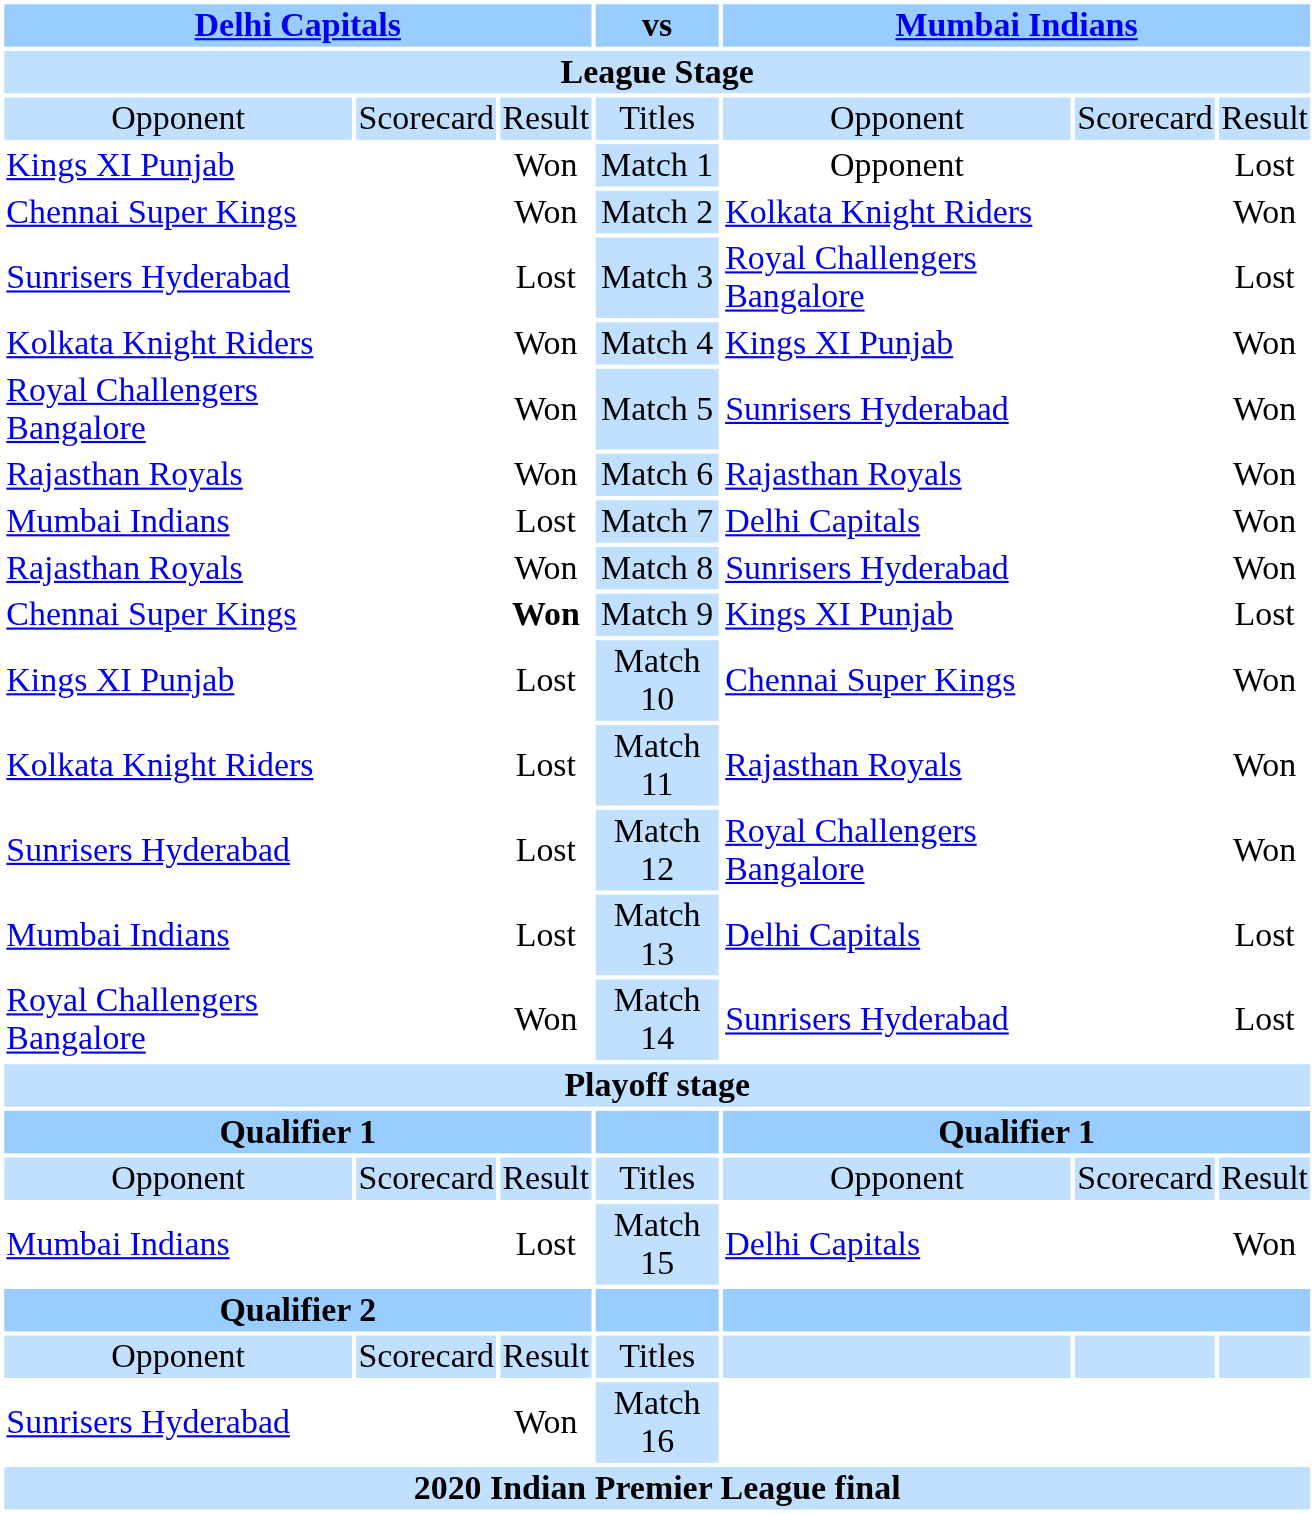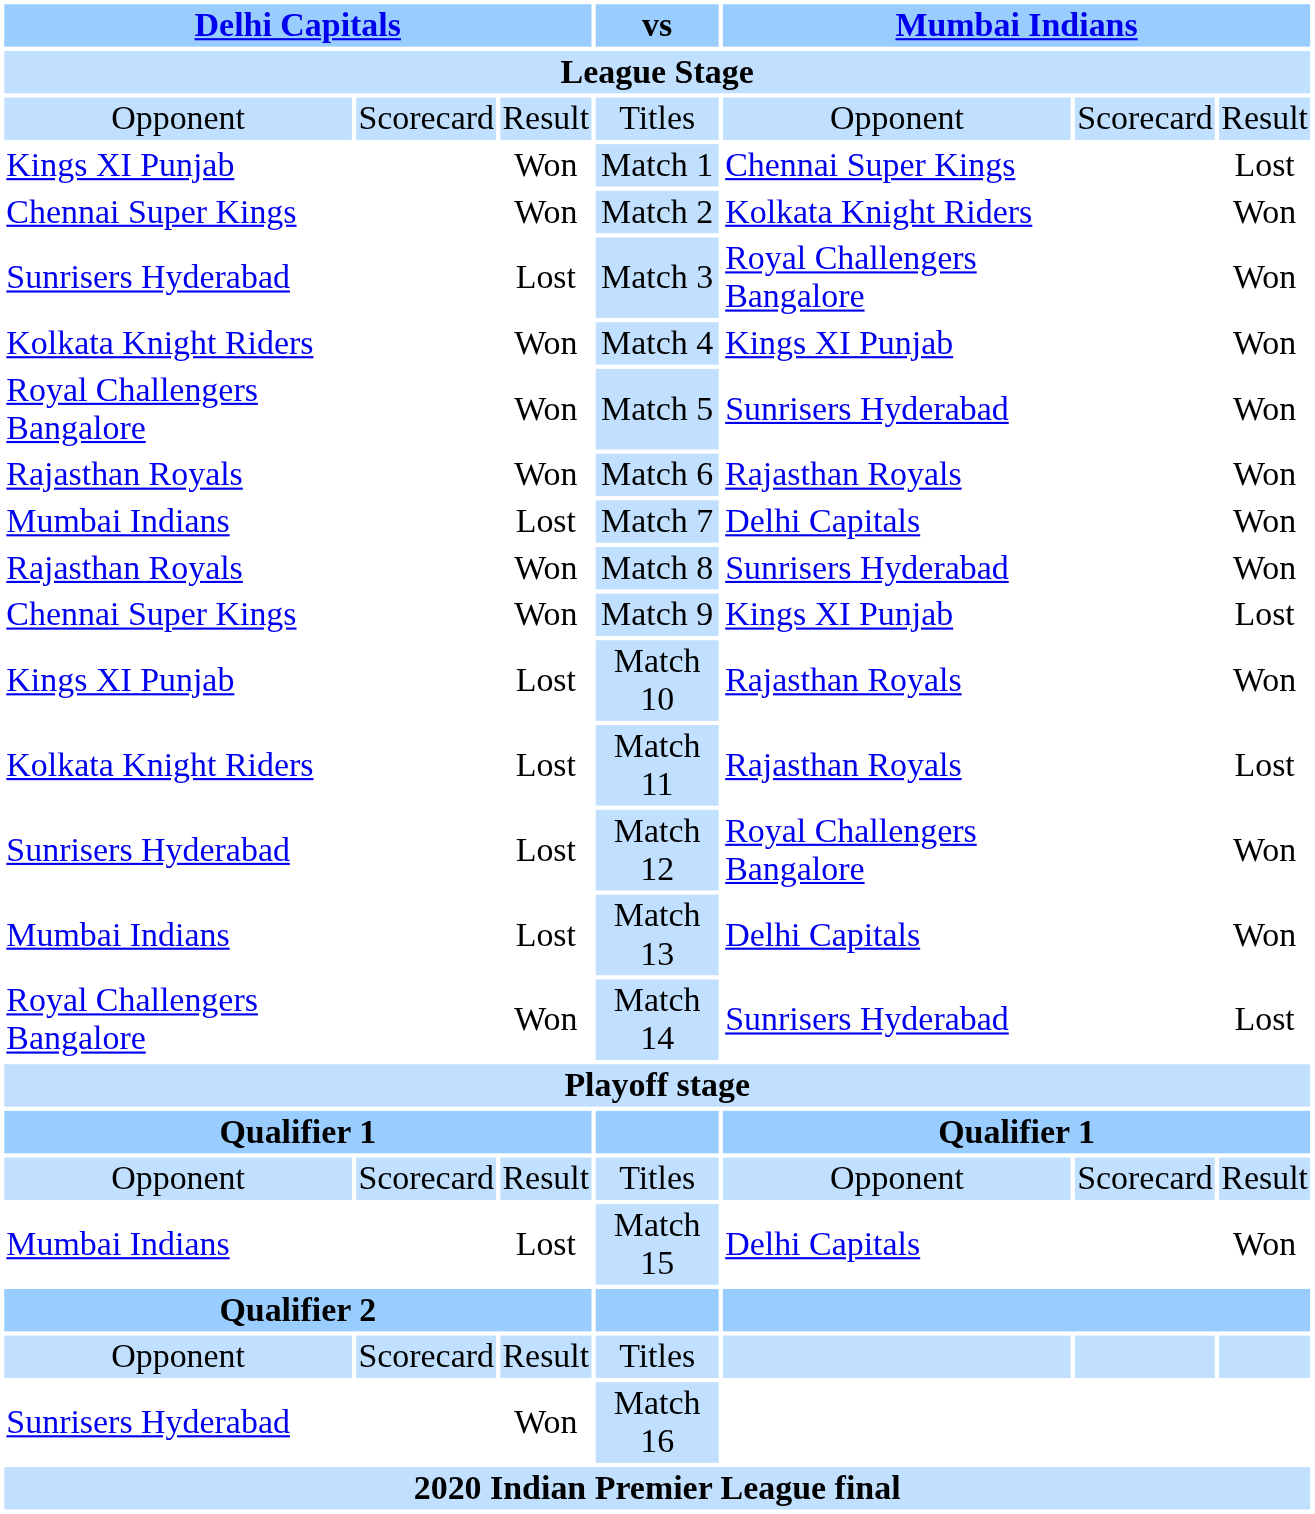(897, 164) Opponent -> (870, 164) Chennai Super Kings
(1265, 277) Lost -> (1265, 277) Won
(546, 614) bold -> (546, 614) normal
(870, 679) Chennai Super Kings -> (843, 679) Rajasthan Royals
(1265, 764) Won -> (1265, 764) Lost
(1265, 934) Lost -> (1265, 934) Won
